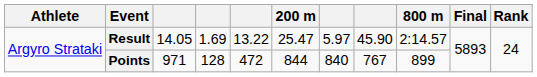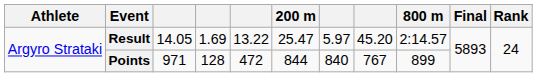(375, 39) 45.90 -> (375, 39) 45.20
